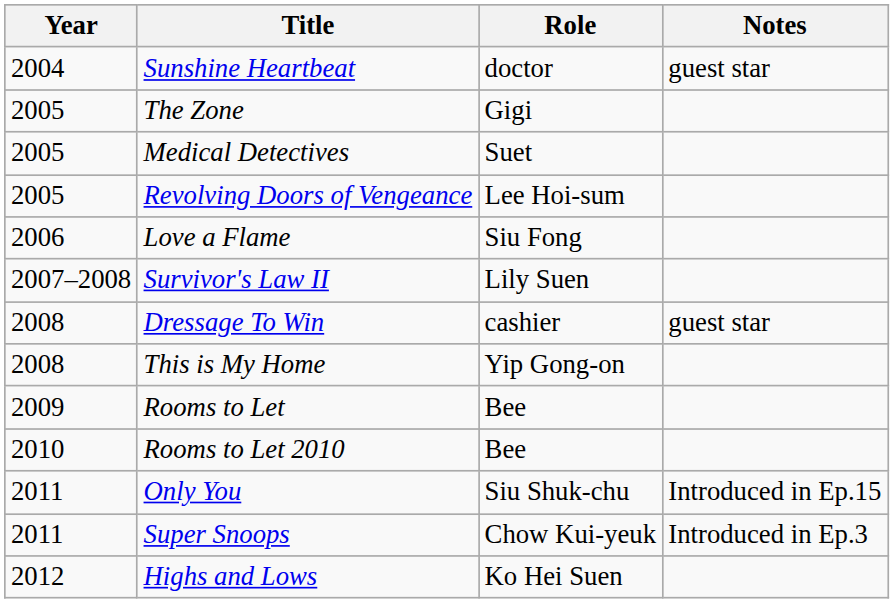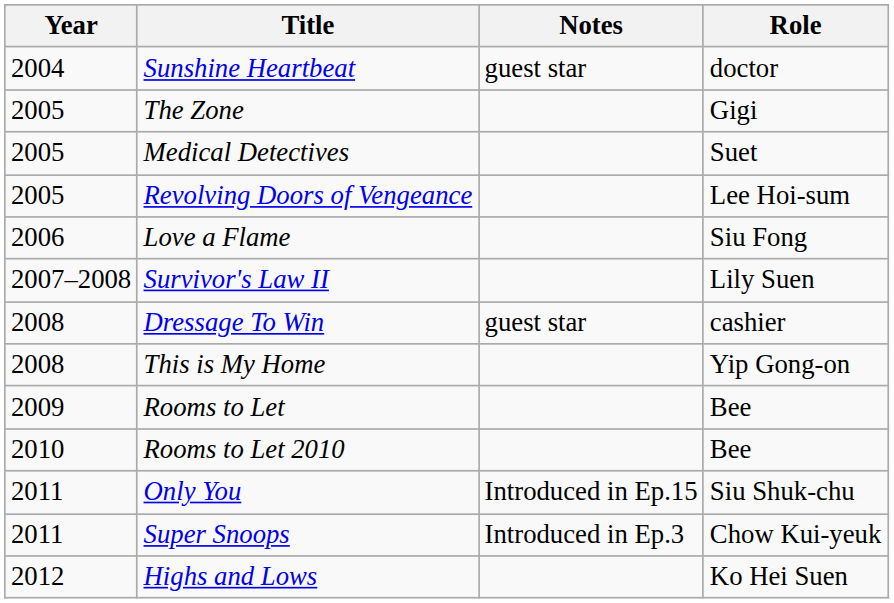columns swapped: (570, 25) <-> (775, 25)
